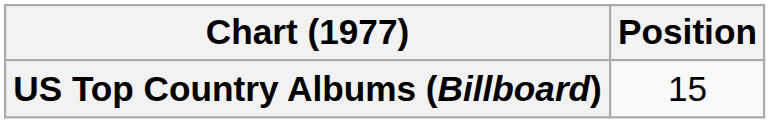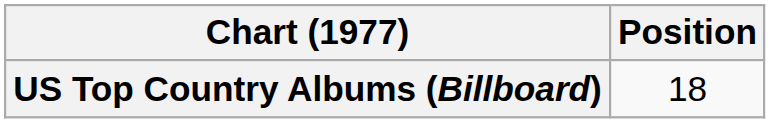(687, 88) 15 -> (687, 88) 18
